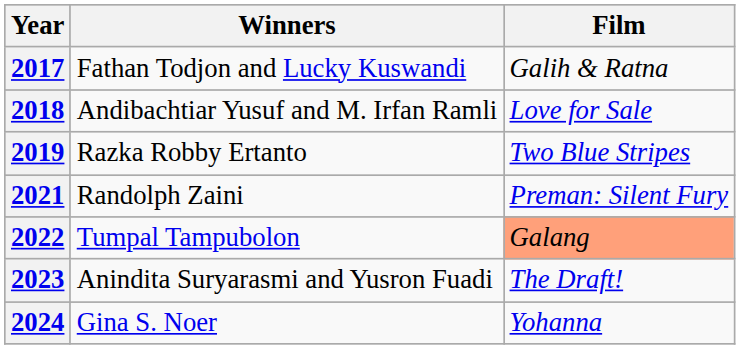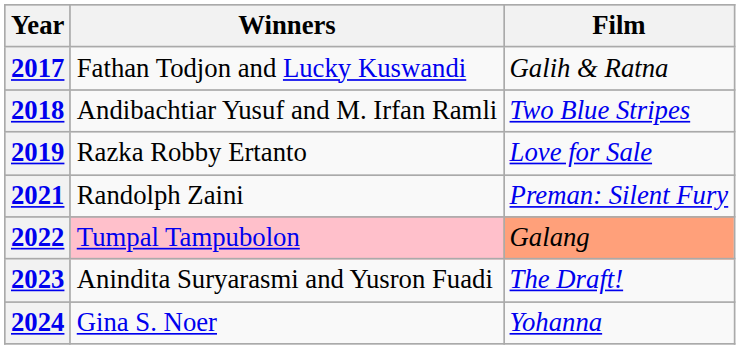(581, 110) Love for Sale -> (600, 110) Two Blue Stripes
(600, 152) Two Blue Stripes -> (581, 152) Love for Sale
(188, 237) no background -> (188, 237) pink background
